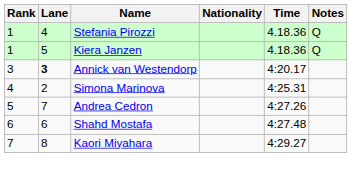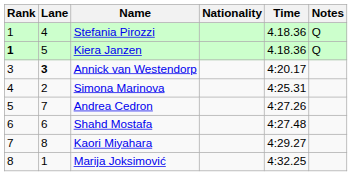(10, 50) normal -> (10, 50) bold
+ row: (120, 161)
